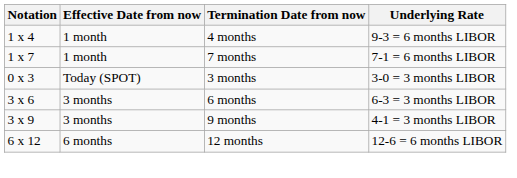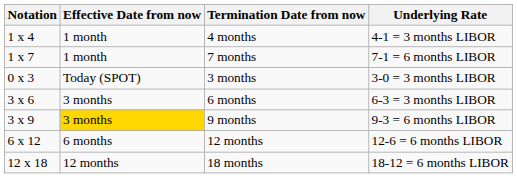(434, 36) 9-3 = 6 months LIBOR -> (434, 36) 4-1 = 3 months LIBOR
(88, 120) no background -> (88, 120) gold background
(434, 120) 4-1 = 3 months LIBOR -> (434, 120) 9-3 = 6 months LIBOR
+ row: (235, 162)
